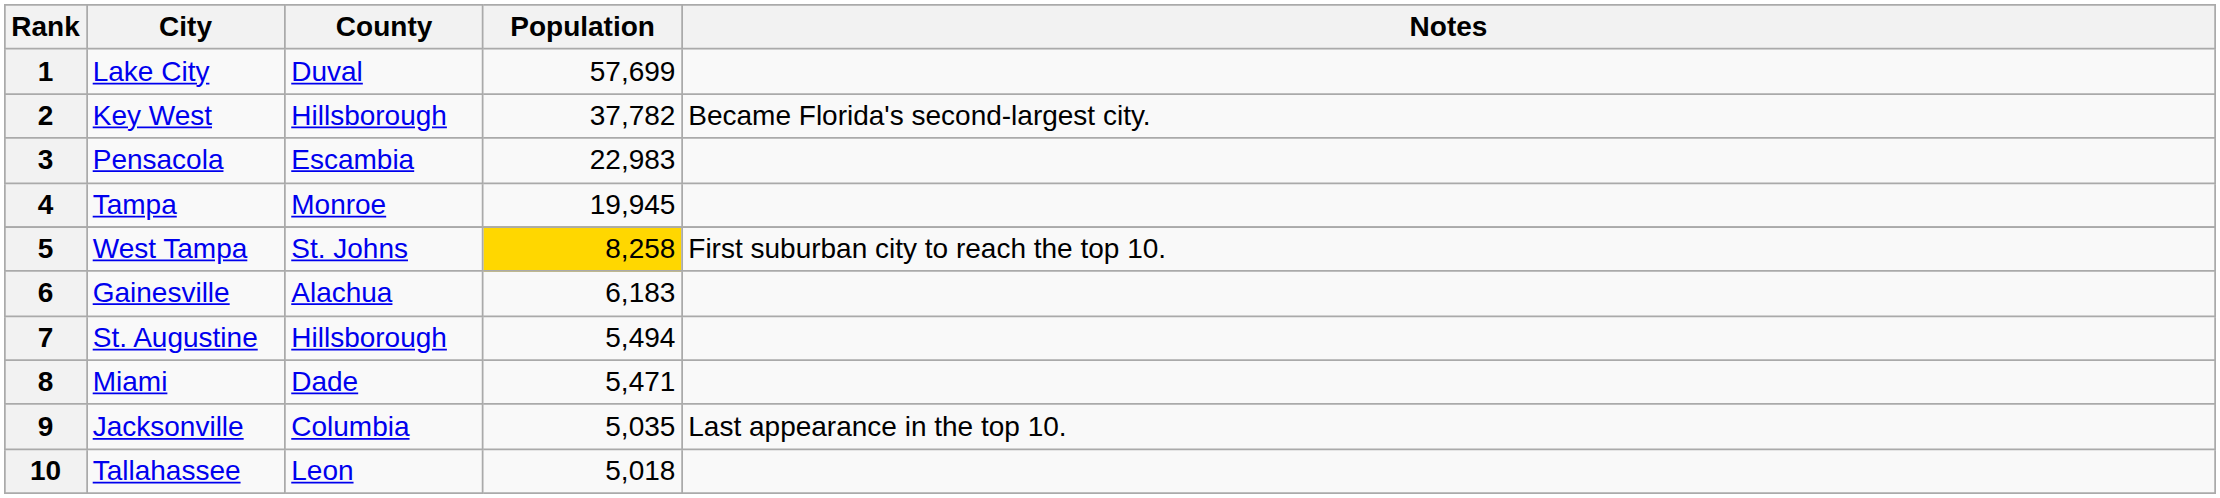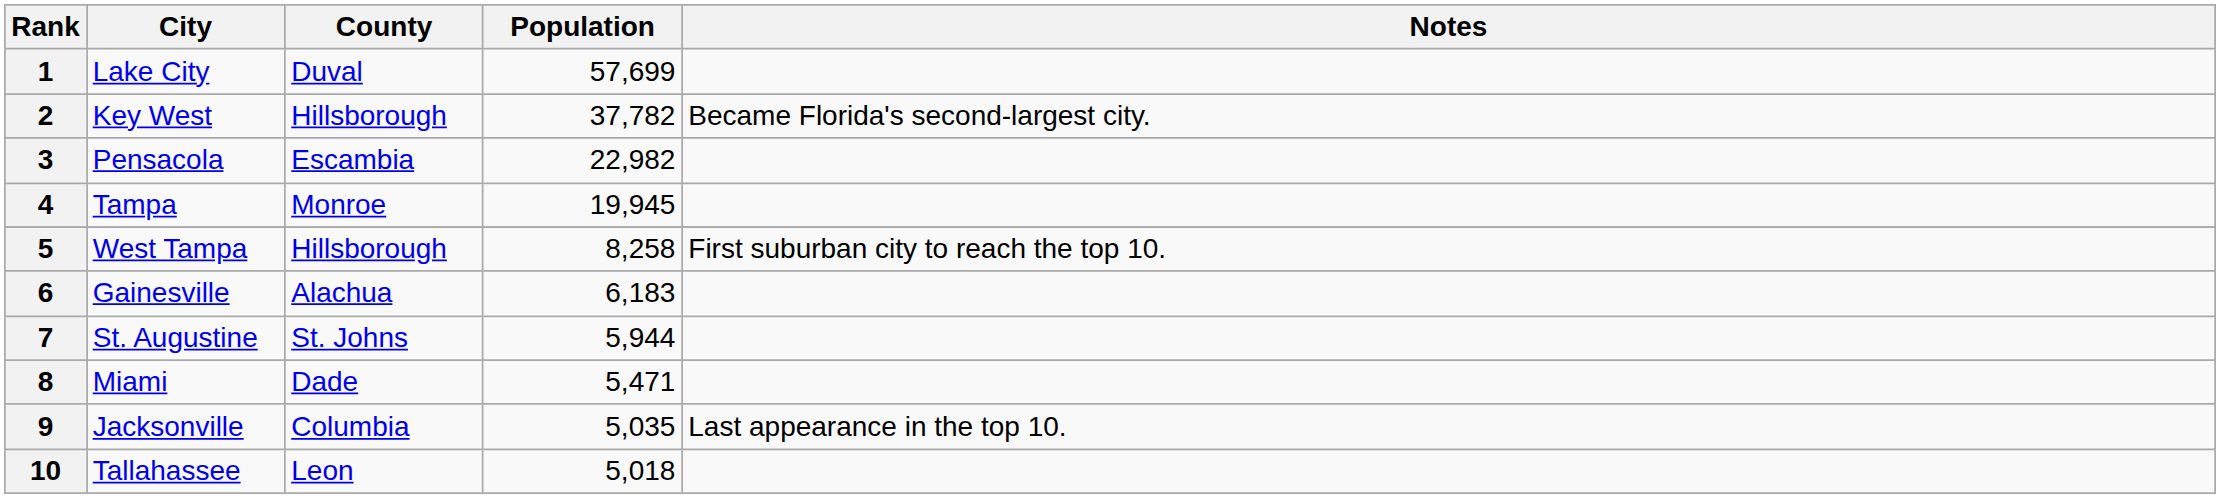(633, 159) 22,983 -> (633, 159) 22,982
(350, 248) St. Johns -> (369, 248) Hillsborough
(640, 248) gold background -> (640, 248) no background
(369, 337) Hillsborough -> (350, 337) St. Johns
(640, 337) 5,494 -> (640, 337) 5,944
